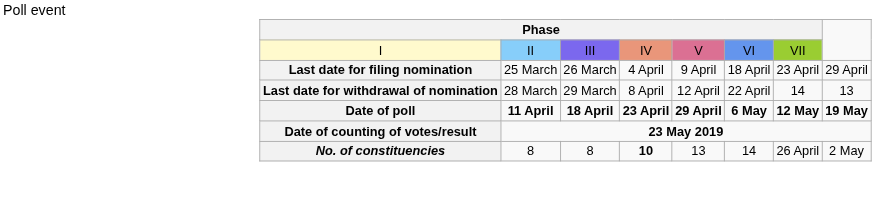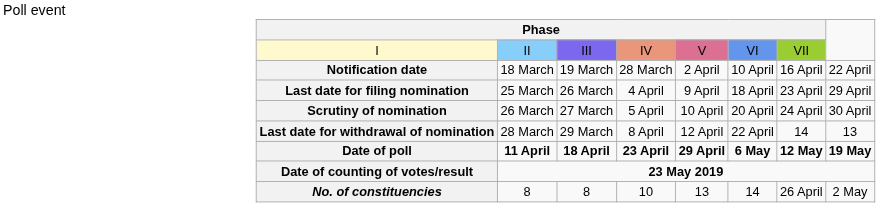+ row: (377, 70)
+ row: (377, 111)
(646, 151) bold -> (646, 192) normal
